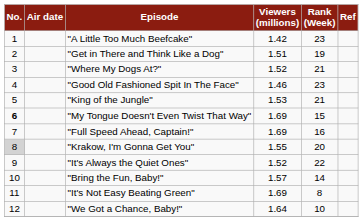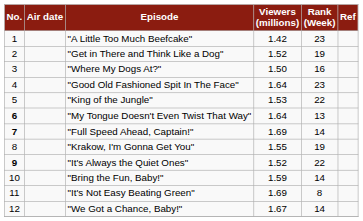(277, 54) 1.51 -> (277, 54) 1.52
(277, 69) 1.52 -> (277, 69) 1.50
(320, 69) 21 -> (320, 69) 16
(277, 85) 1.46 -> (277, 85) 1.64
(320, 100) 21 -> (320, 100) 22
(277, 116) 1.69 -> (277, 116) 1.64
(320, 116) 15 -> (320, 116) 13
(14, 131) normal -> (14, 131) bold
(320, 131) 16 -> (320, 131) 14
(14, 147) lightgrey background -> (14, 147) no background
(320, 147) 20 -> (320, 147) 19
(14, 162) normal -> (14, 162) bold
(277, 178) 1.57 -> (277, 178) 1.59
(277, 208) 1.64 -> (277, 208) 1.67
(320, 208) 10 -> (320, 208) 14
